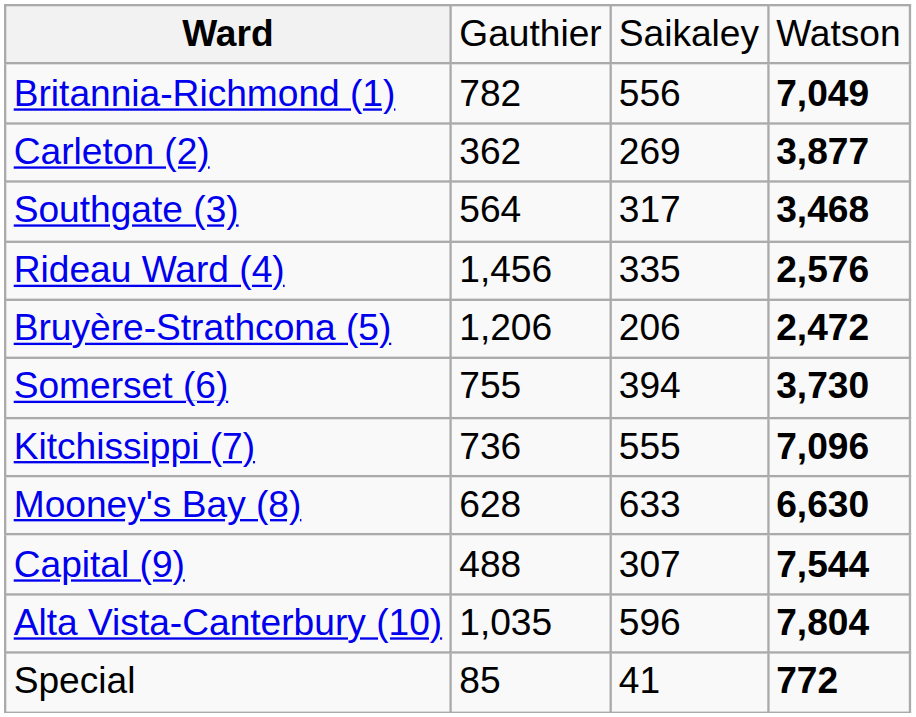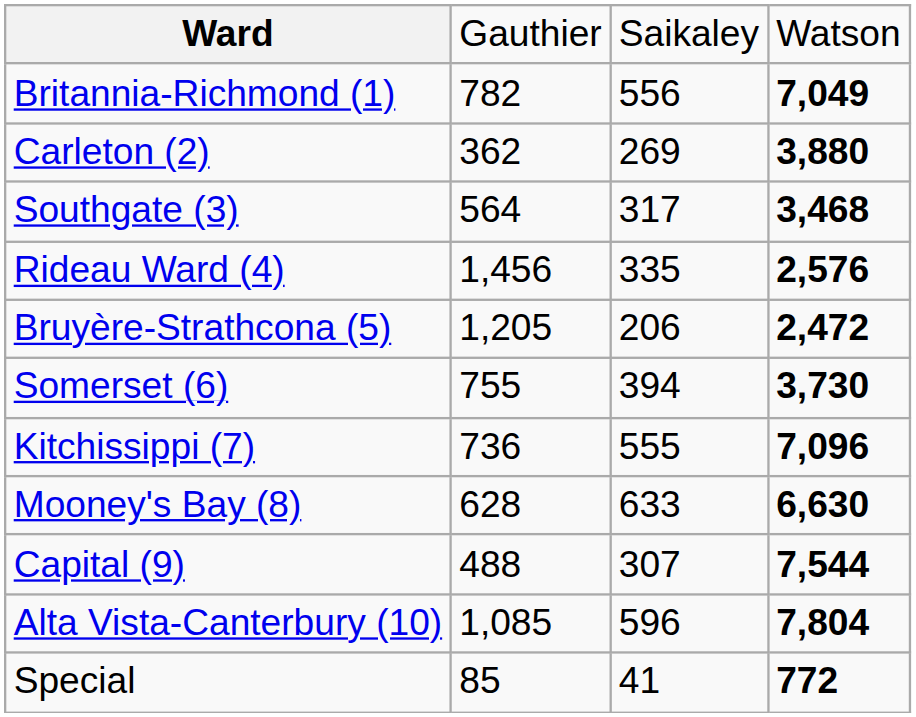(823, 151) 3,877 -> (823, 151) 3,880
(506, 328) 1,206 -> (506, 328) 1,205
(506, 622) 1,035 -> (506, 622) 1,085
